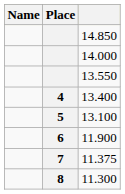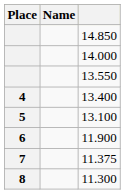columns swapped: (61, 14) <-> (24, 14)
